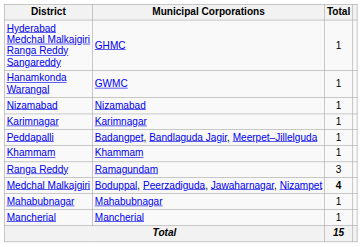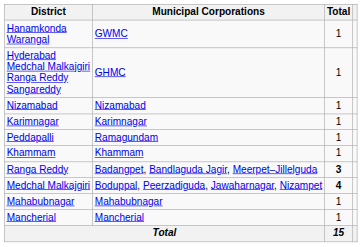rows swapped: (48, 45) <-> (37, 84)
(206, 137) Badangpet, Bandlaguda Jagir, Meerpet–Jillelguda -> (126, 137) Ramagundam
(126, 169) Ramagundam -> (206, 169) Badangpet, Bandlaguda Jagir, Meerpet–Jillelguda
(339, 169) normal -> (339, 169) bold
